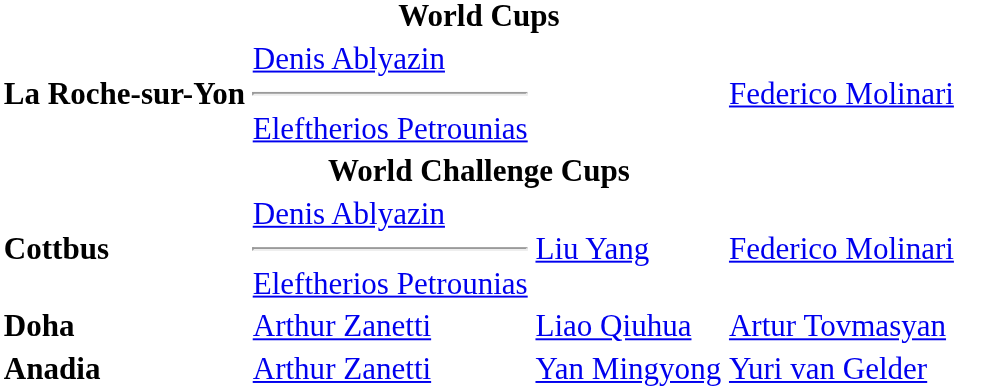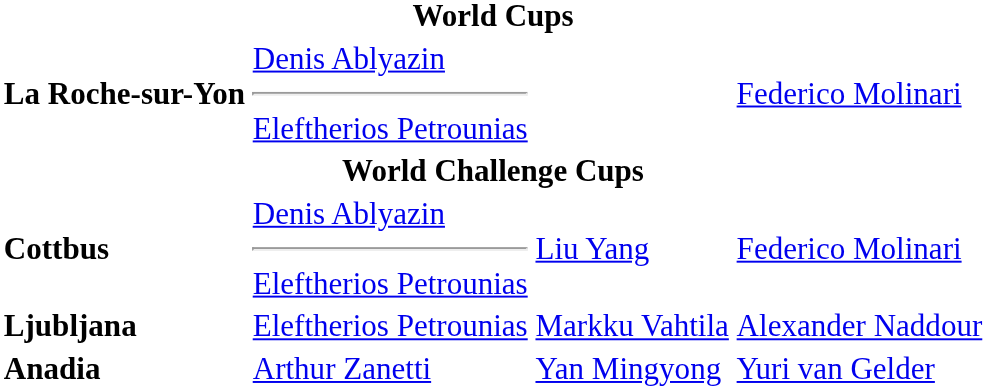- row: (39, 326)
+ row: (70, 326)
